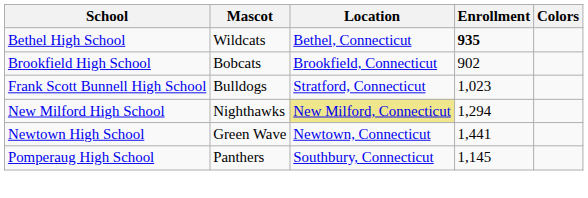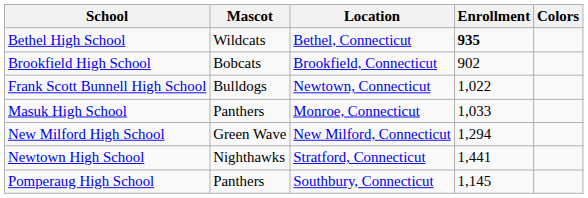(359, 87) Stratford, Connecticut -> (362, 87) Newtown, Connecticut
(474, 87) 1,023 -> (474, 87) 1,022
+ row: (67, 110)
(249, 110) Nighthawks -> (250, 134) Green Wave
(372, 110) khaki background -> (372, 134) no background
(250, 134) Green Wave -> (249, 157) Nighthawks
(362, 134) Newtown, Connecticut -> (359, 157) Stratford, Connecticut
